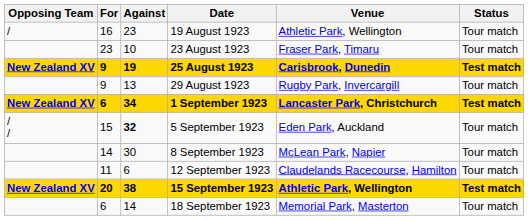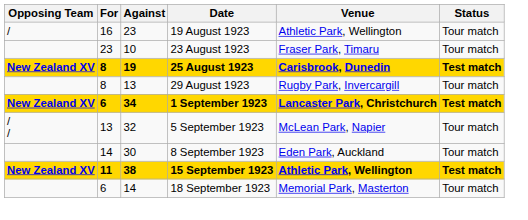(103, 67) 9 -> (103, 67) 8
(103, 85) 9 -> (103, 85) 8
(106, 127) 15 -> (106, 127) 13
(130, 127) bold -> (130, 127) normal
(331, 127) Eden Park, Auckland -> (332, 127) McLean Park, Napier
(332, 152) McLean Park, Napier -> (331, 152) Eden Park, Auckland
- row: (220, 170)
(106, 188) 20 -> (106, 170) 11
